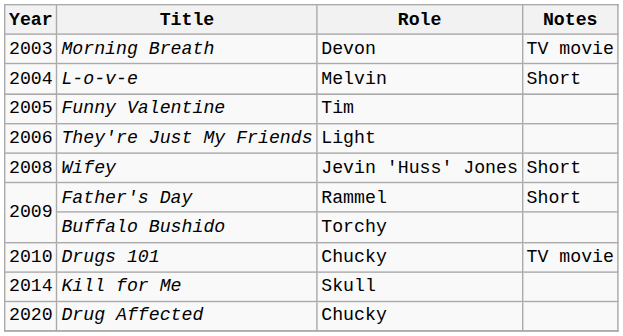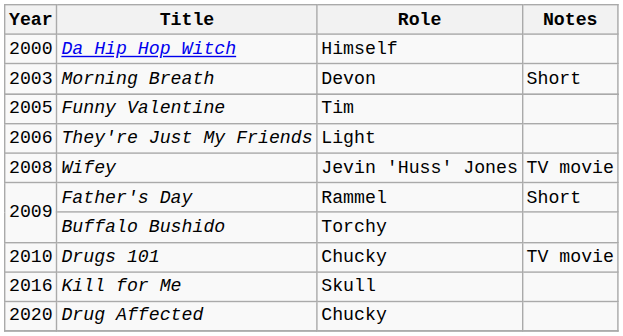+ row: (149, 49)
(570, 49) TV movie -> (554, 79) Short
- row: (100, 79)
(554, 168) Short -> (570, 168) TV movie
(31, 286) 2014 -> (31, 286) 2016
